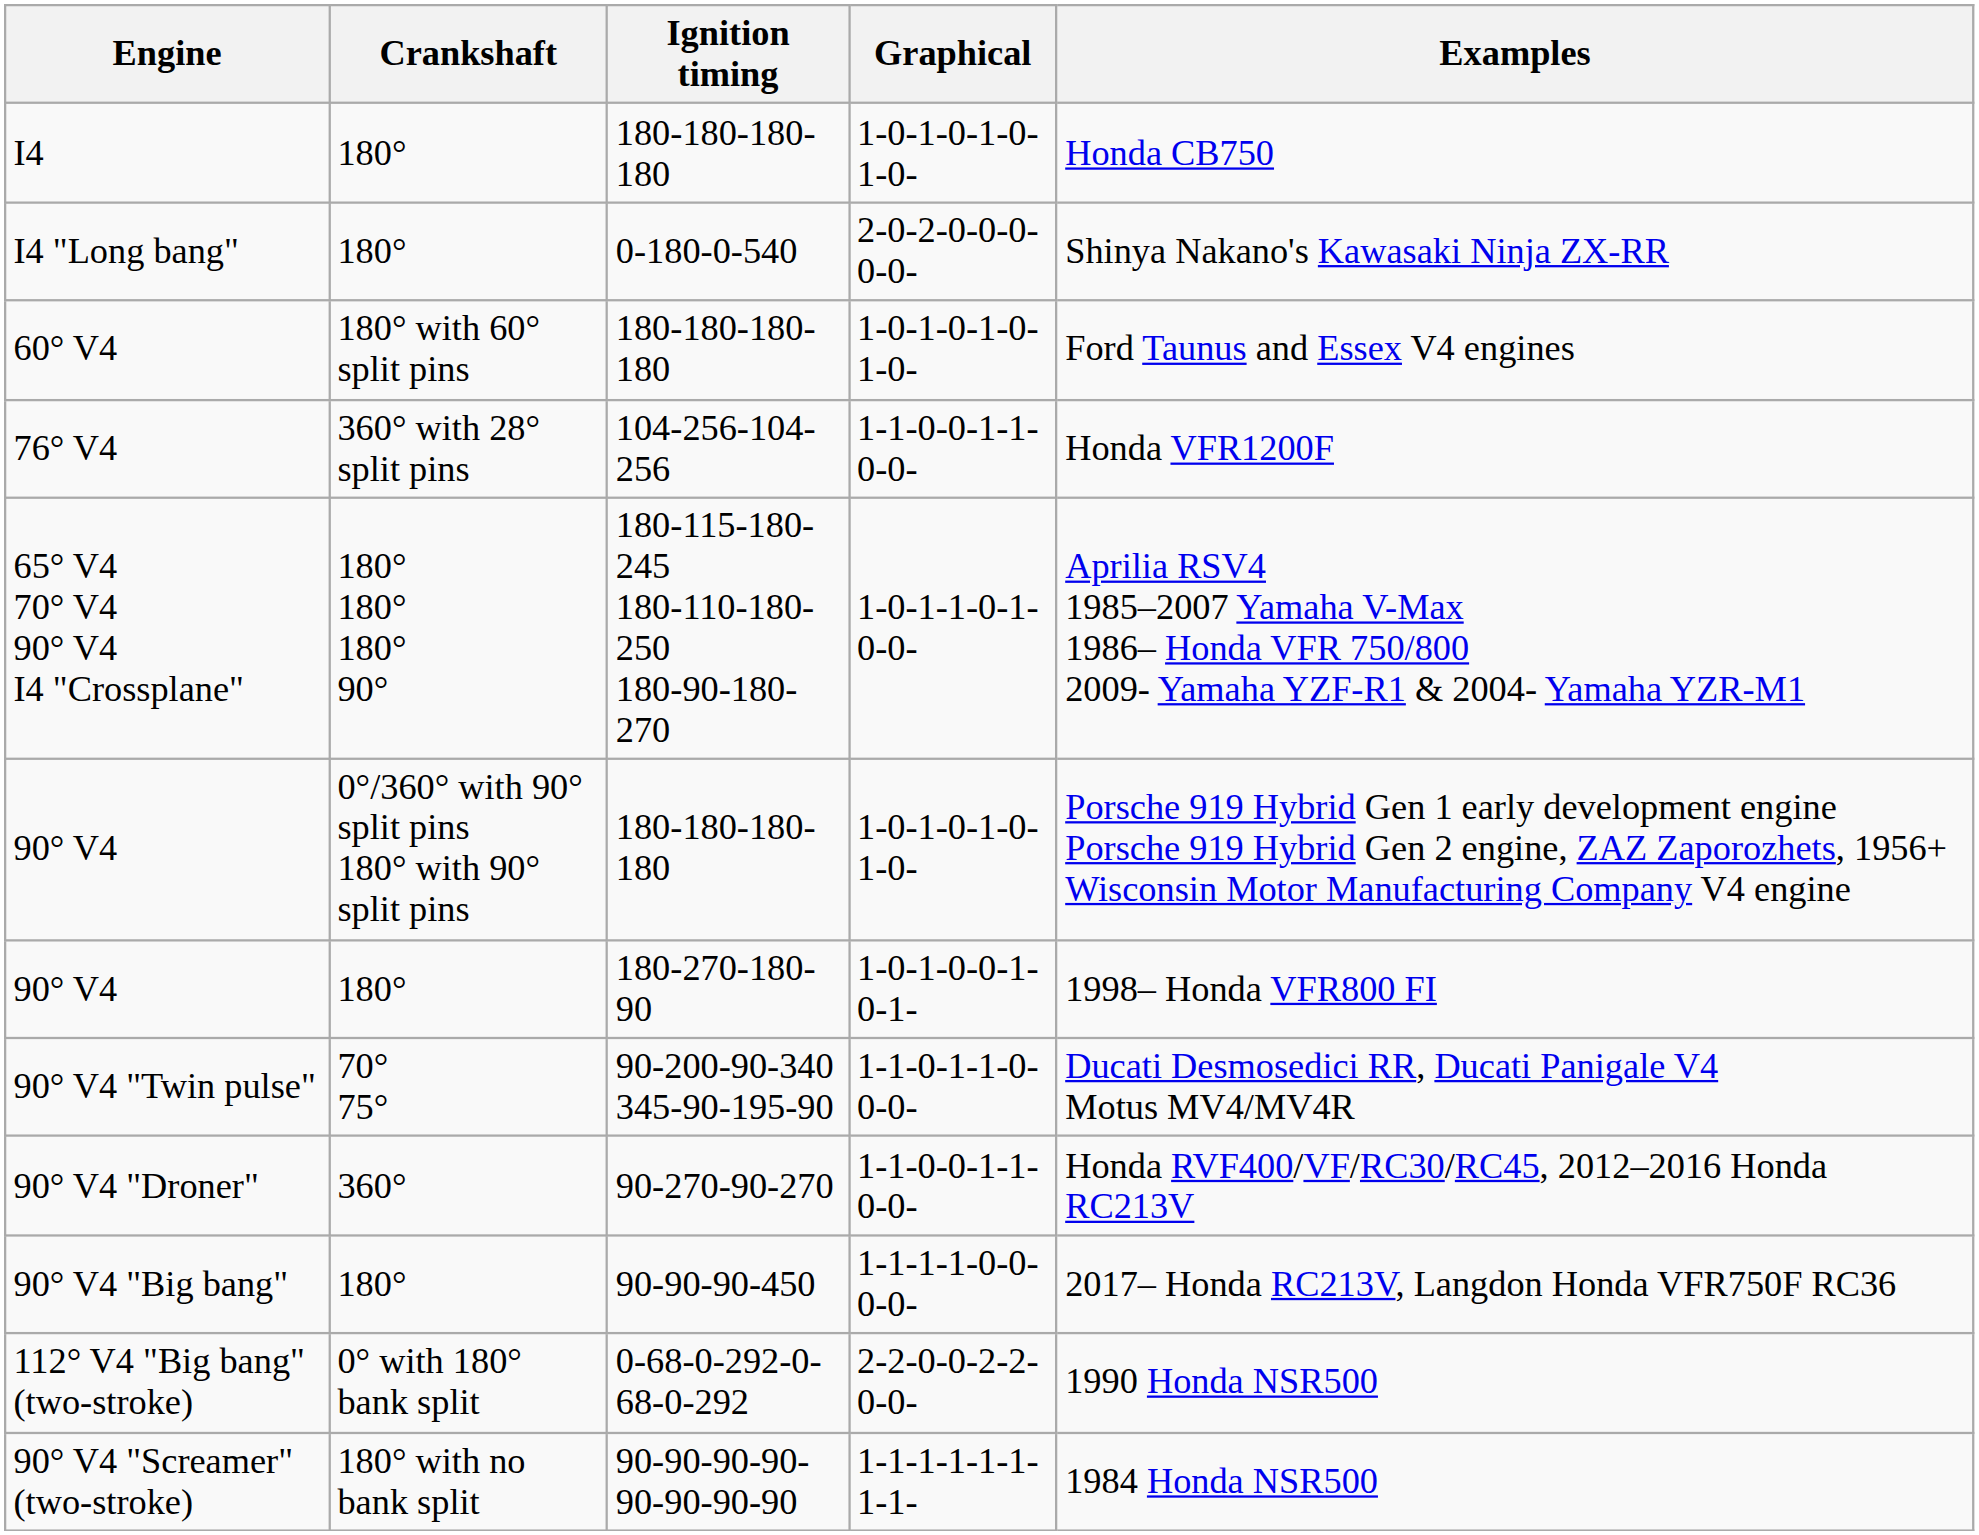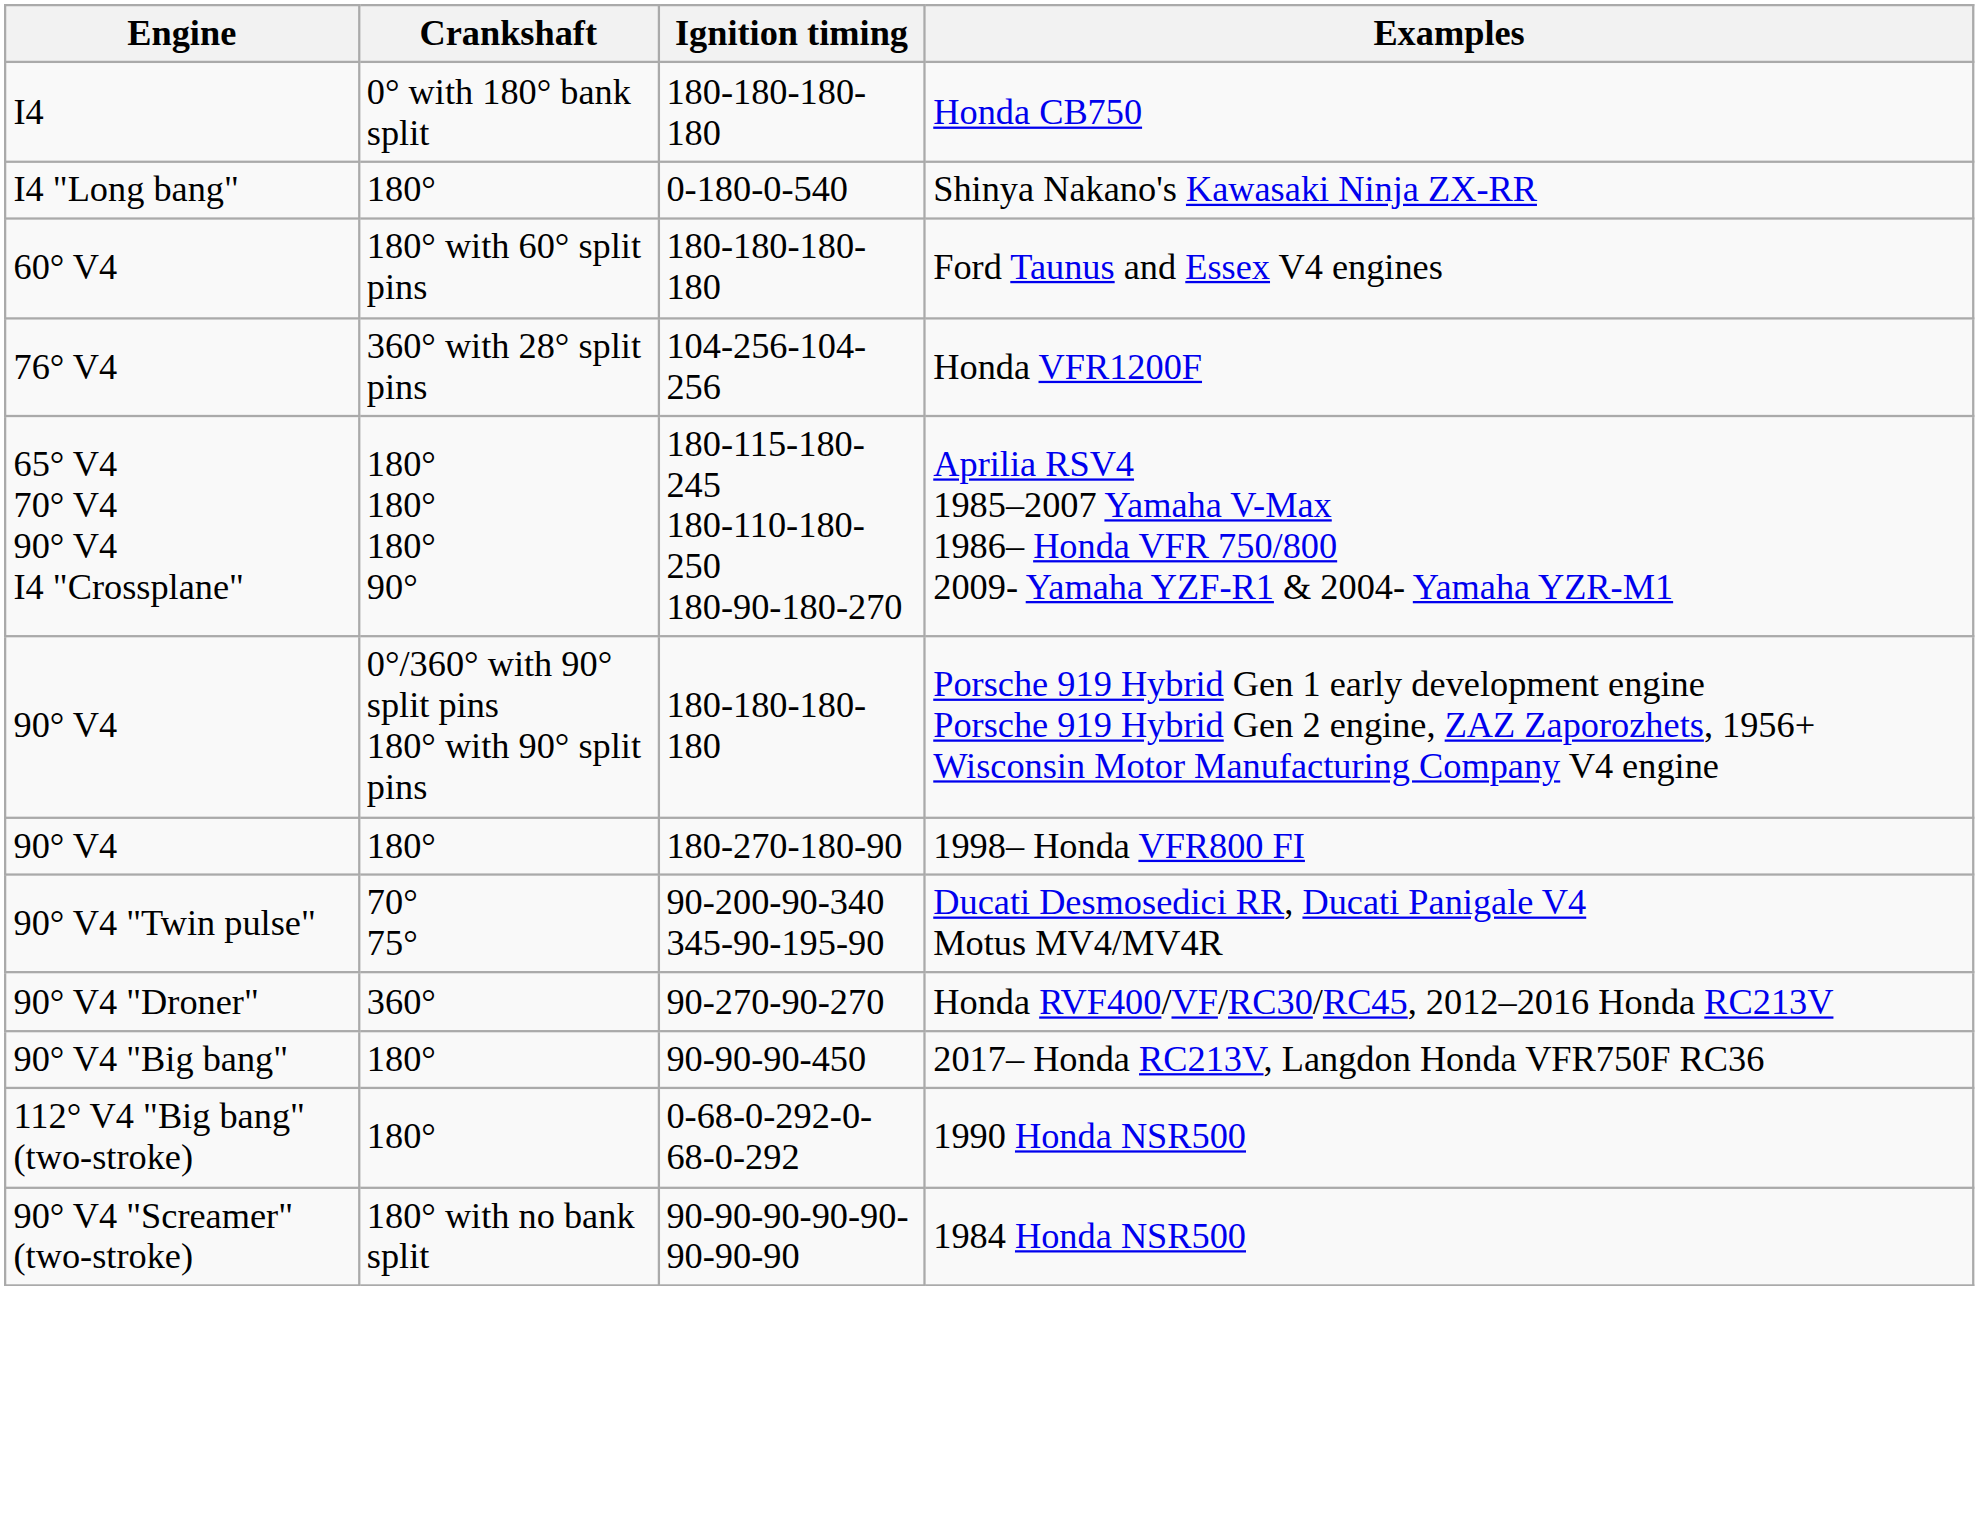- column: (953, 53)
(372, 152) 180° -> (499, 111) 0° with 180° bank split
(430, 1381) 0° with 180° bank split -> (401, 1136) 180°
